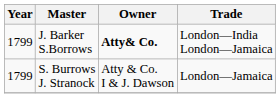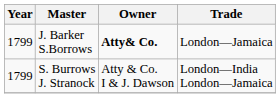(226, 41) London—India London—Jamaica -> (226, 41) London—Jamaica
(226, 75) London—Jamaica -> (226, 75) London—India London—Jamaica
